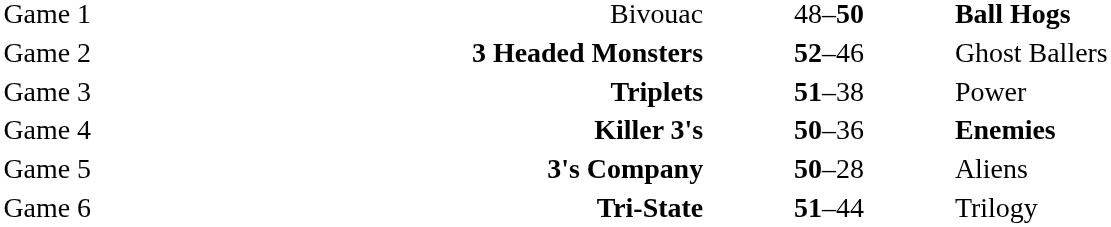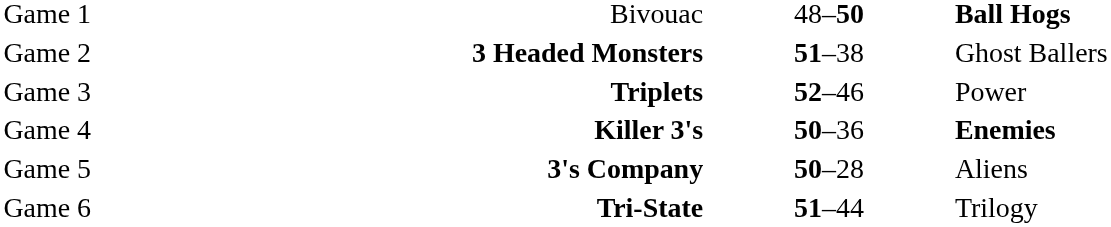(829, 52) 52–46 -> (829, 52) 51–38
(829, 91) 51–38 -> (829, 91) 52–46
